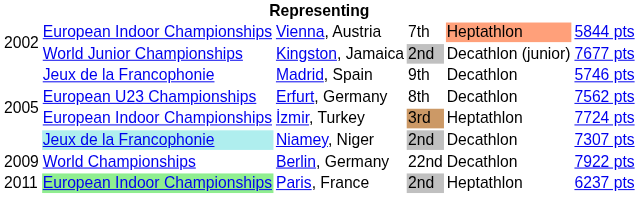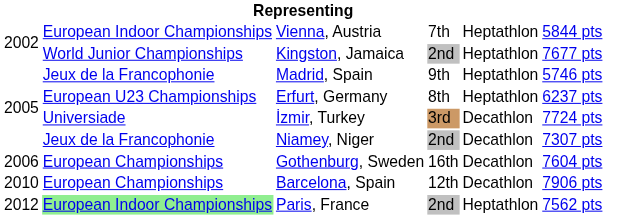(485, 32) lightsalmon background -> (500, 32) no background
(509, 53) Decathlon (junior) -> (500, 53) Heptathlon
(482, 75) Decathlon -> (500, 75) Heptathlon
(482, 97) Decathlon -> (500, 97) Heptathlon
(605, 97) 7562 pts -> (572, 97) 6237 pts
(157, 118) European Indoor Championships -> (84, 118) Universiade
(485, 118) Heptathlon -> (498, 118) Decathlon
(129, 140) paleturquoise background -> (129, 140) no background
+ row: (350, 161)
- row: (333, 161)
+ row: (336, 183)
(21, 183) 2011 -> (21, 204) 2012
(605, 183) 6237 pts -> (572, 204) 7562 pts
